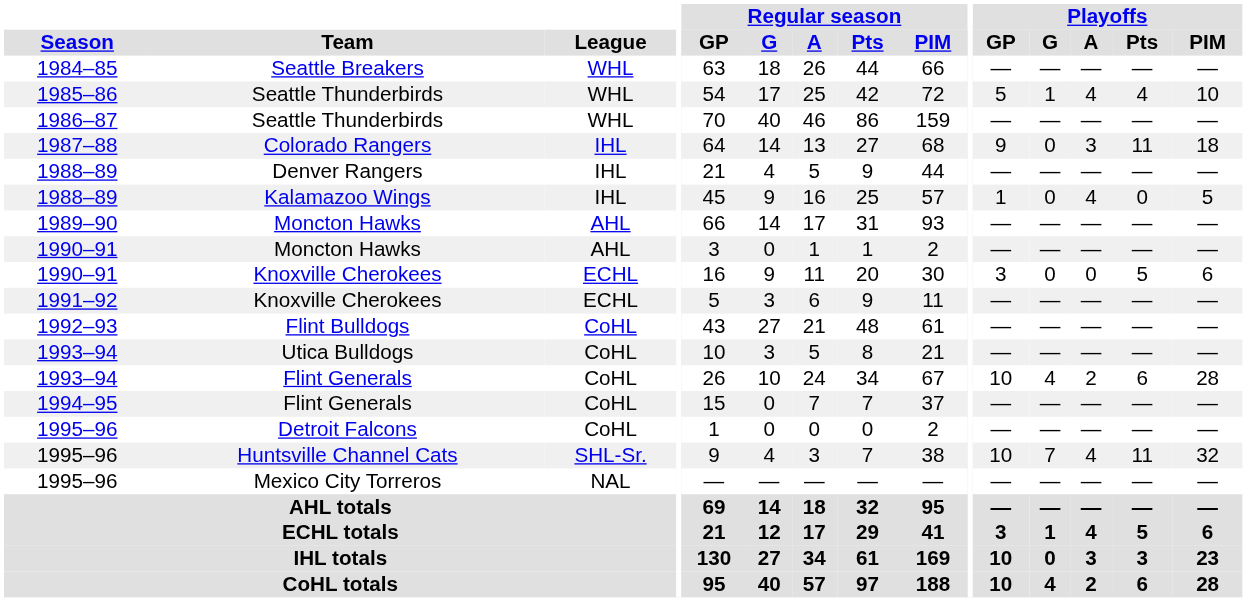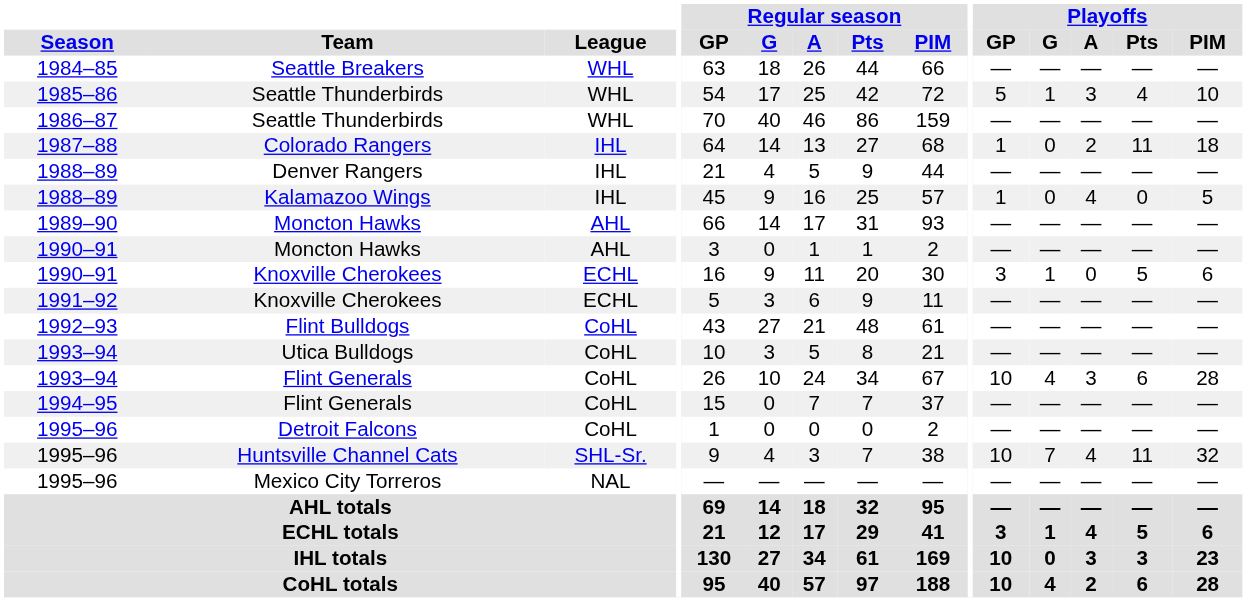(1091, 94) 4 -> (1091, 94) 3
(1001, 145) 9 -> (1001, 145) 1
(1091, 145) 3 -> (1091, 145) 2
(1050, 274) 0 -> (1050, 274) 1
(1091, 377) 2 -> (1091, 377) 3
